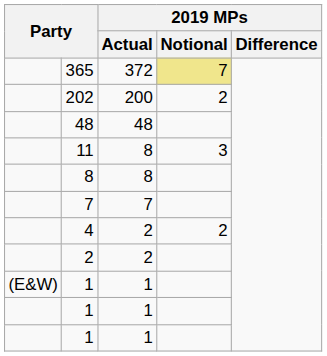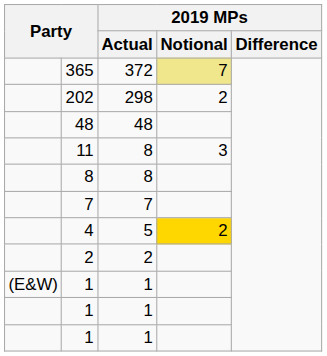(139, 97) 200 -> (139, 97) 298
(148, 230) 2 -> (148, 230) 5
(223, 230) no background -> (223, 230) gold background
